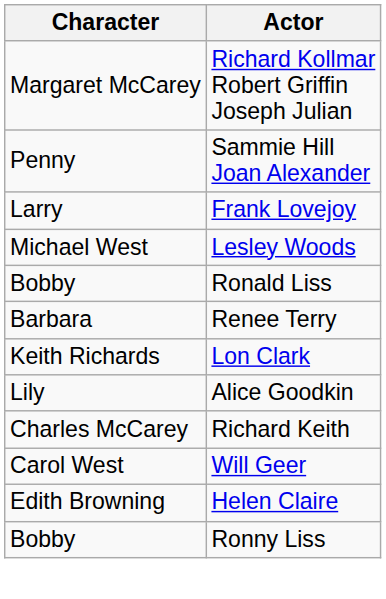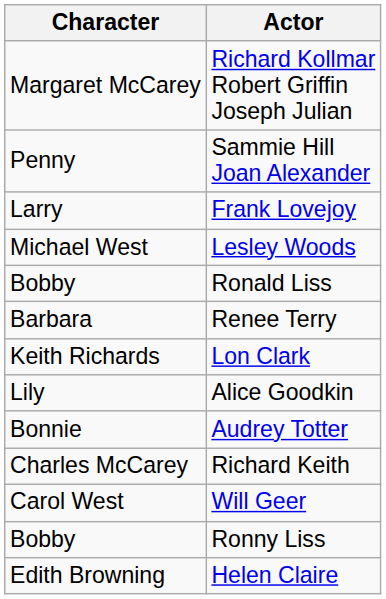+ row: (280, 429)
rows swapped: (275, 502) <-> (268, 539)
